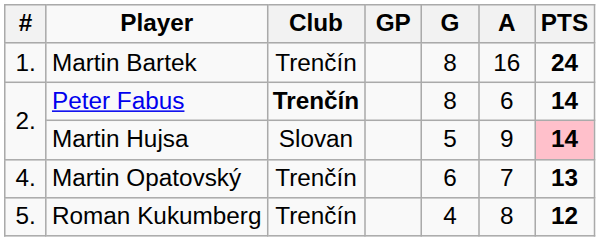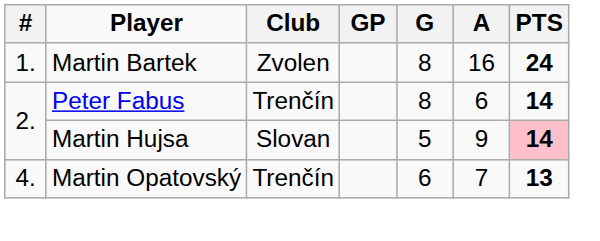(316, 62) Trenčín -> (293, 62) Zvolen
(316, 100) bold -> (293, 100) normal
- row: (157, 216)
